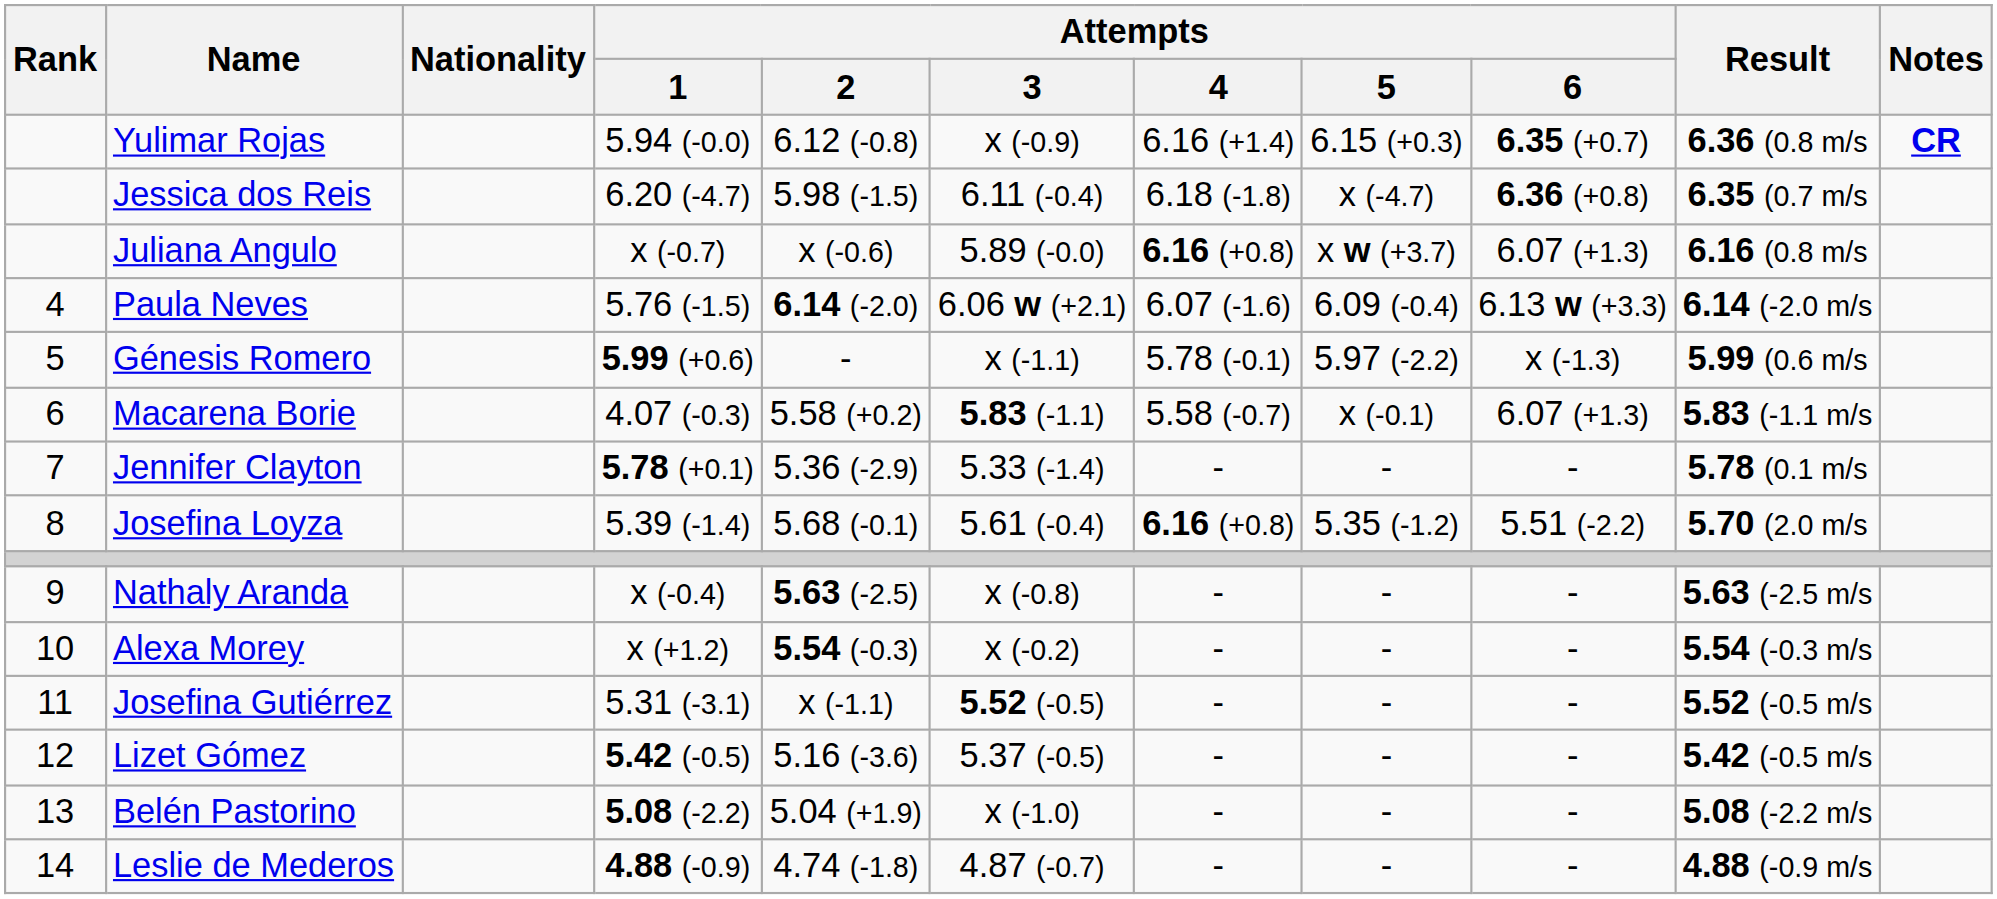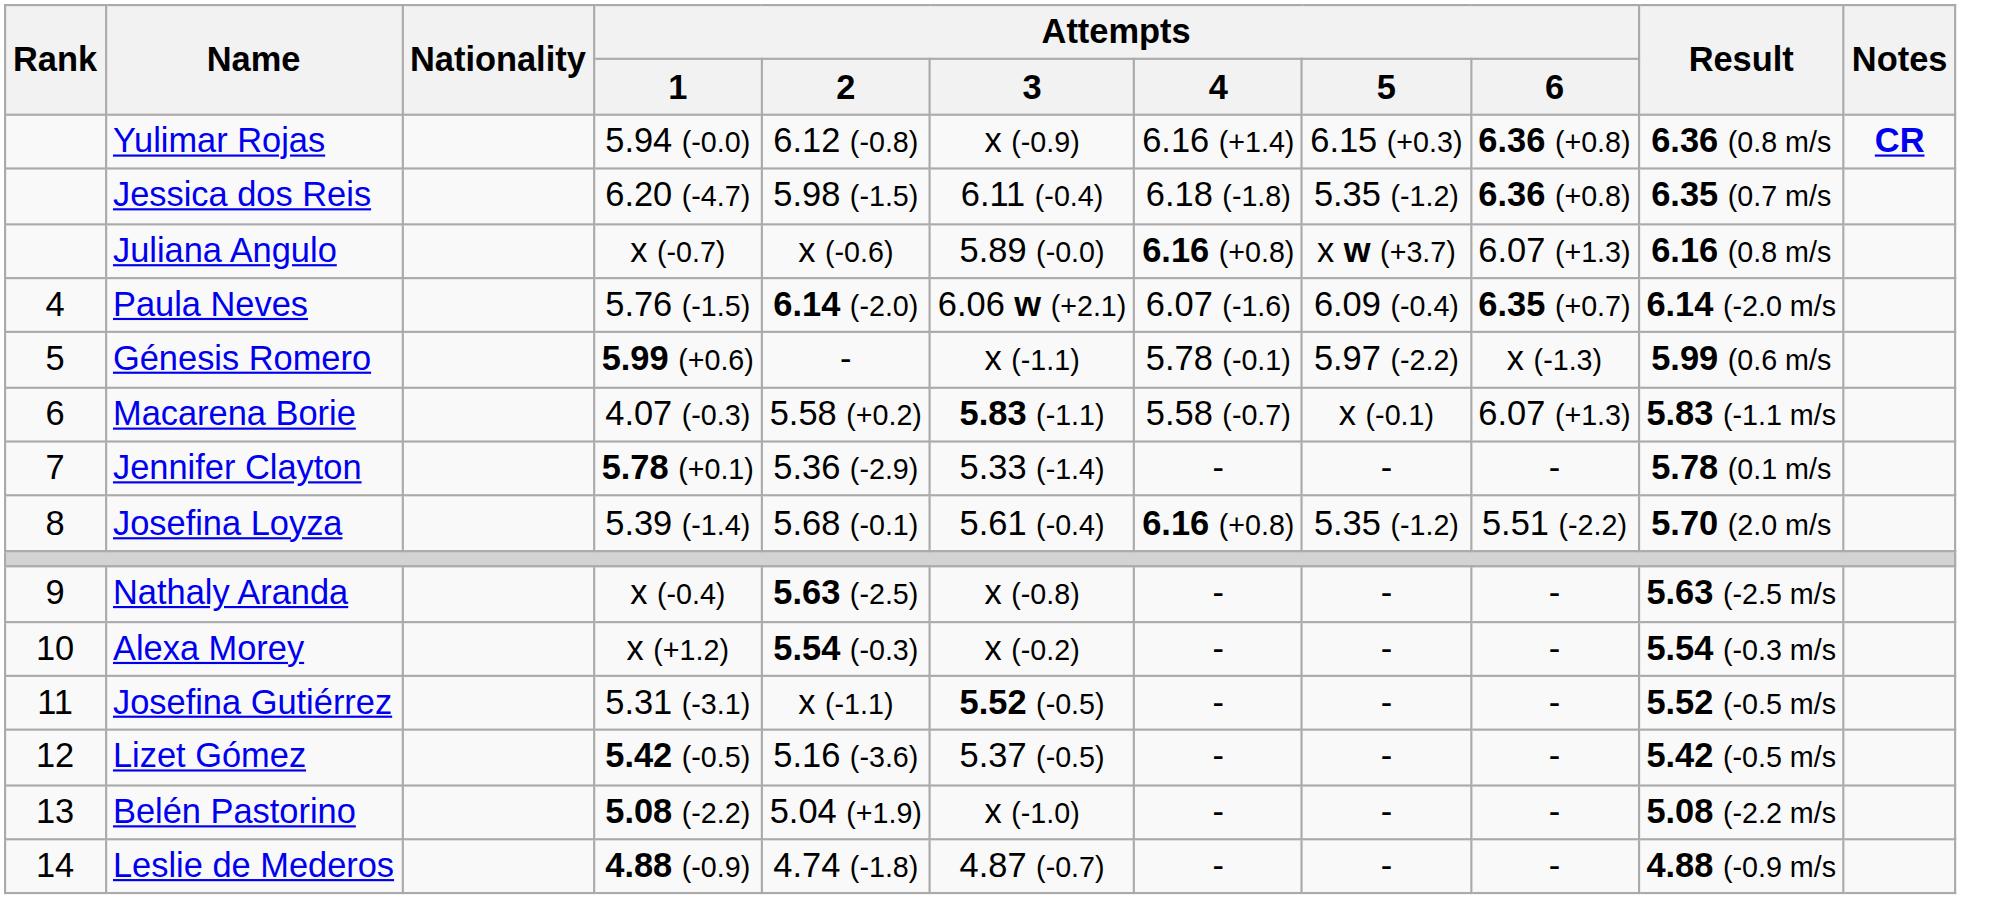(1573, 140) 6.35 (+0.7) -> (1554, 140) 6.36 (+0.8)
(1386, 195) x (-4.7) -> (1386, 195) 5.35 (-1.2)
(1573, 304) 6.13 w (+3.3) -> (1554, 304) 6.35 (+0.7)
